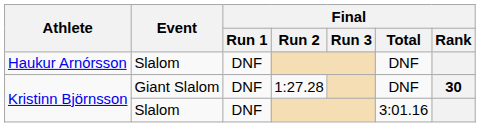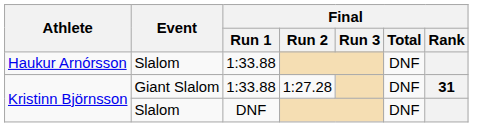(247, 63) DNF -> (251, 63) 1:33.88
(247, 87) DNF -> (251, 87) 1:33.88
(453, 87) 30 -> (447, 87) 31
(404, 110) 3:01.16 -> (404, 110) DNF
